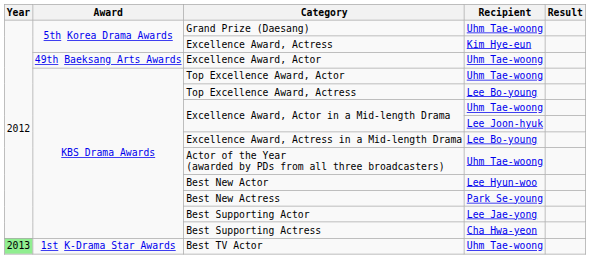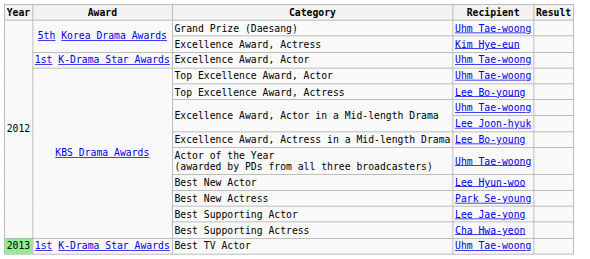(108, 60) 49th Baeksang Arts Awards -> (102, 60) 1st K-Drama Star Awards
